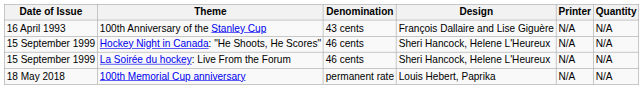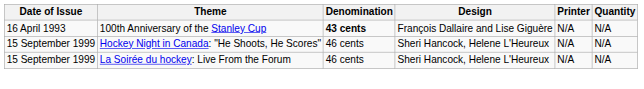(345, 28) normal -> (346, 28) bold
- row: (173, 76)
